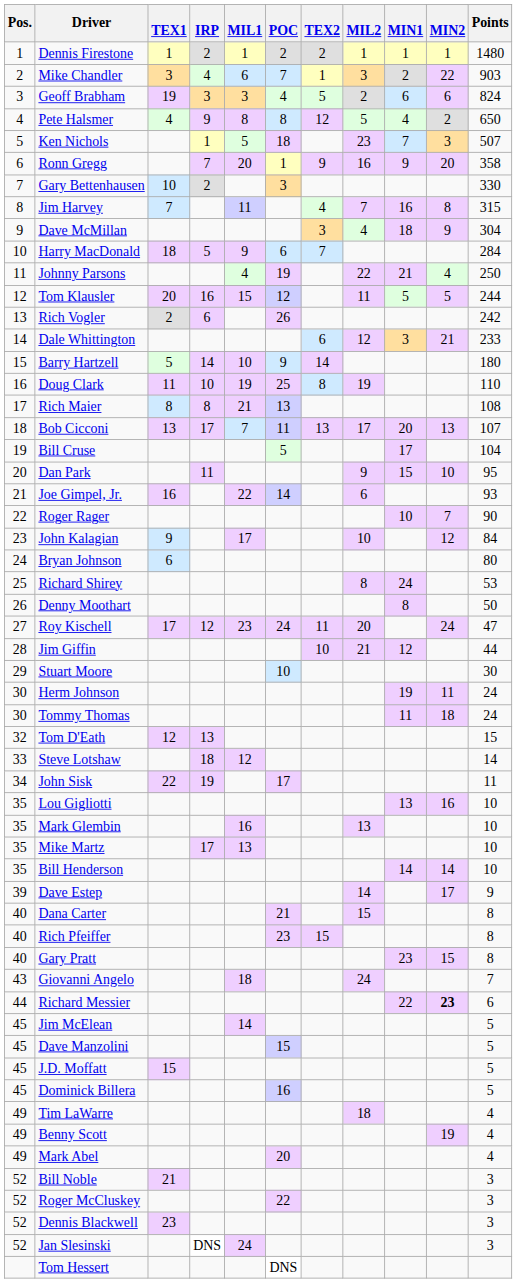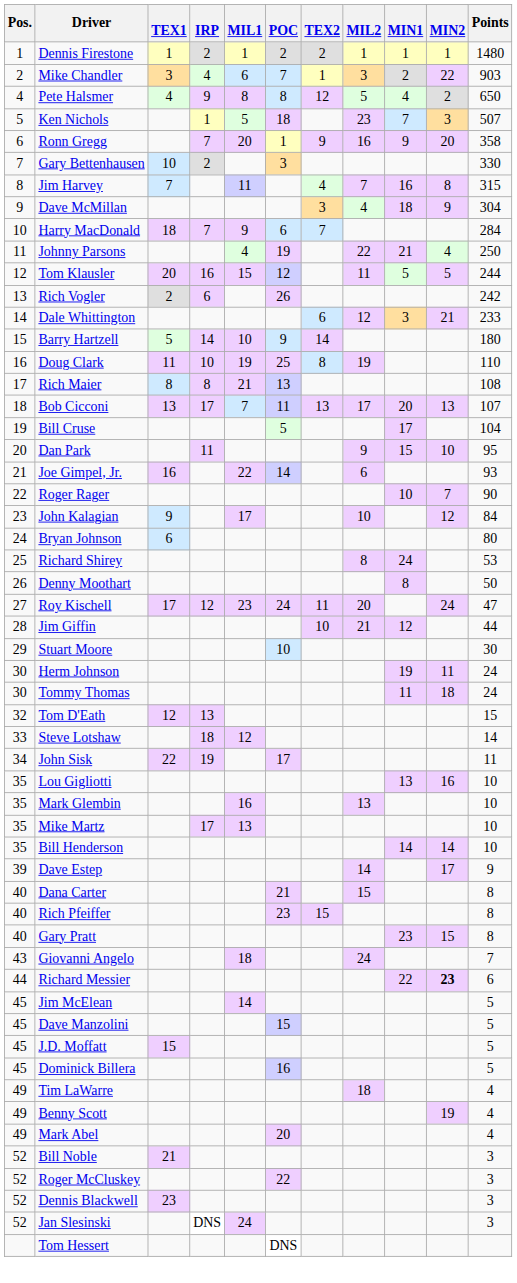- row: (82, 97)
(207, 251) 5 -> (207, 229) 7
